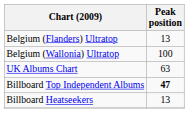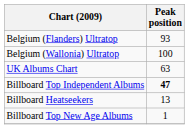(165, 38) 13 -> (165, 38) 93
+ row: (70, 116)
